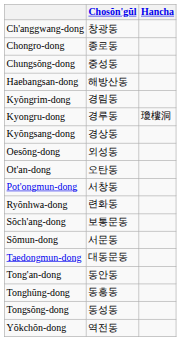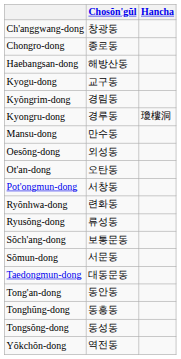- row: (41, 64)
+ row: (32, 81)
- row: (41, 134)
+ row: (32, 134)
+ row: (36, 222)
